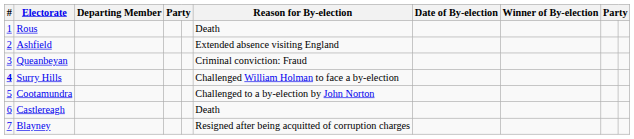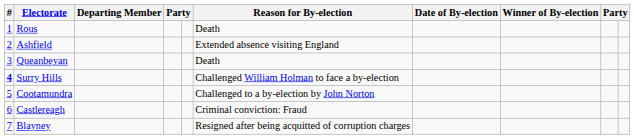(251, 61) Criminal conviction: Fraud -> (208, 61) Death
(208, 110) Death -> (251, 110) Criminal conviction: Fraud
